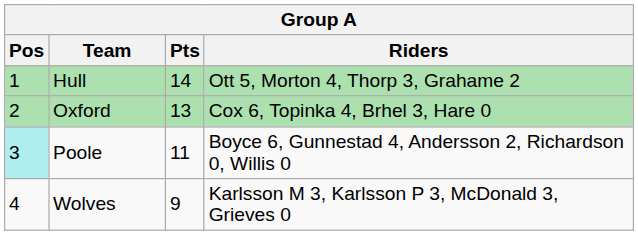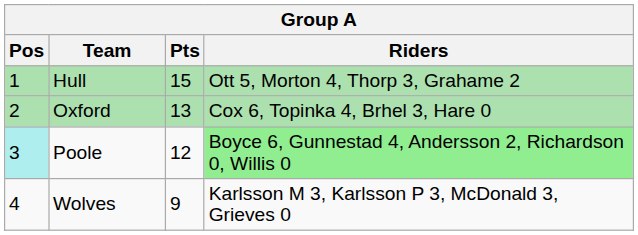(181, 80) 14 -> (181, 80) 15
(180, 152) 11 -> (181, 152) 12
(416, 152) no background -> (416, 152) lightgreen background
